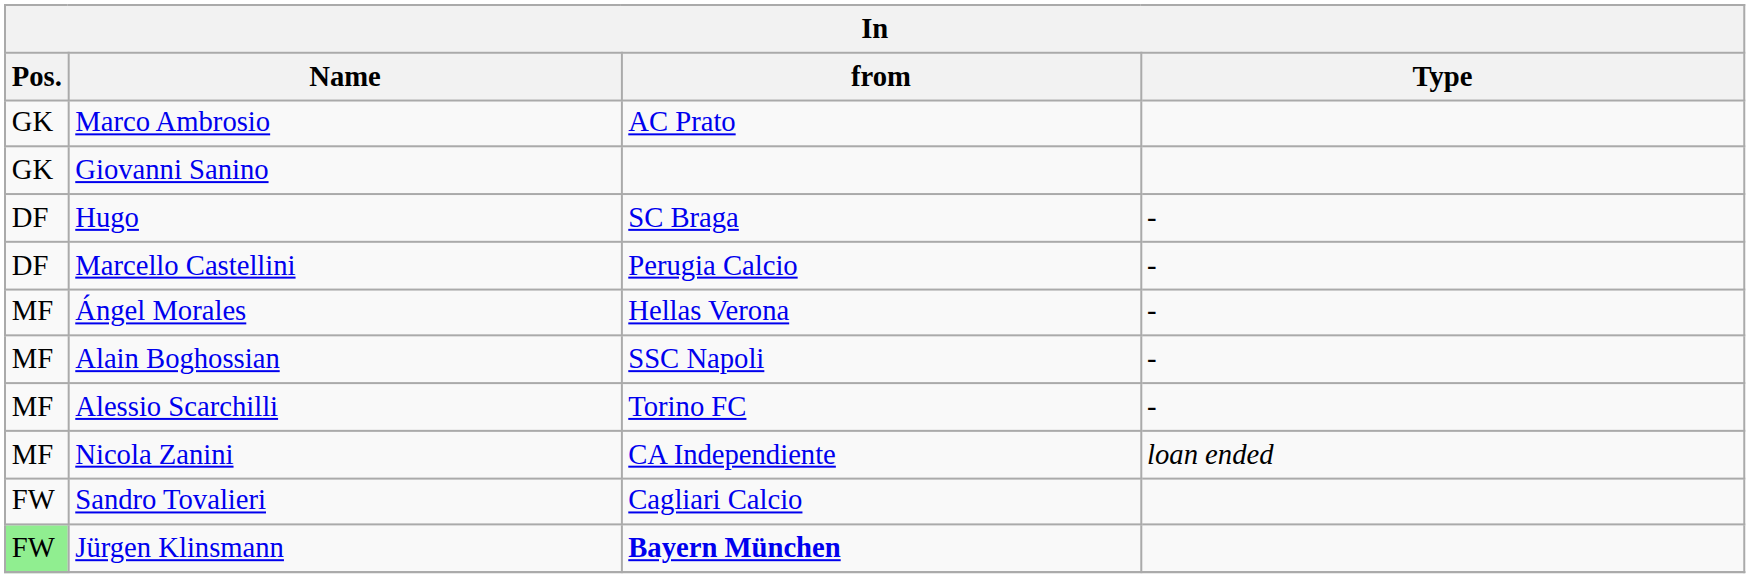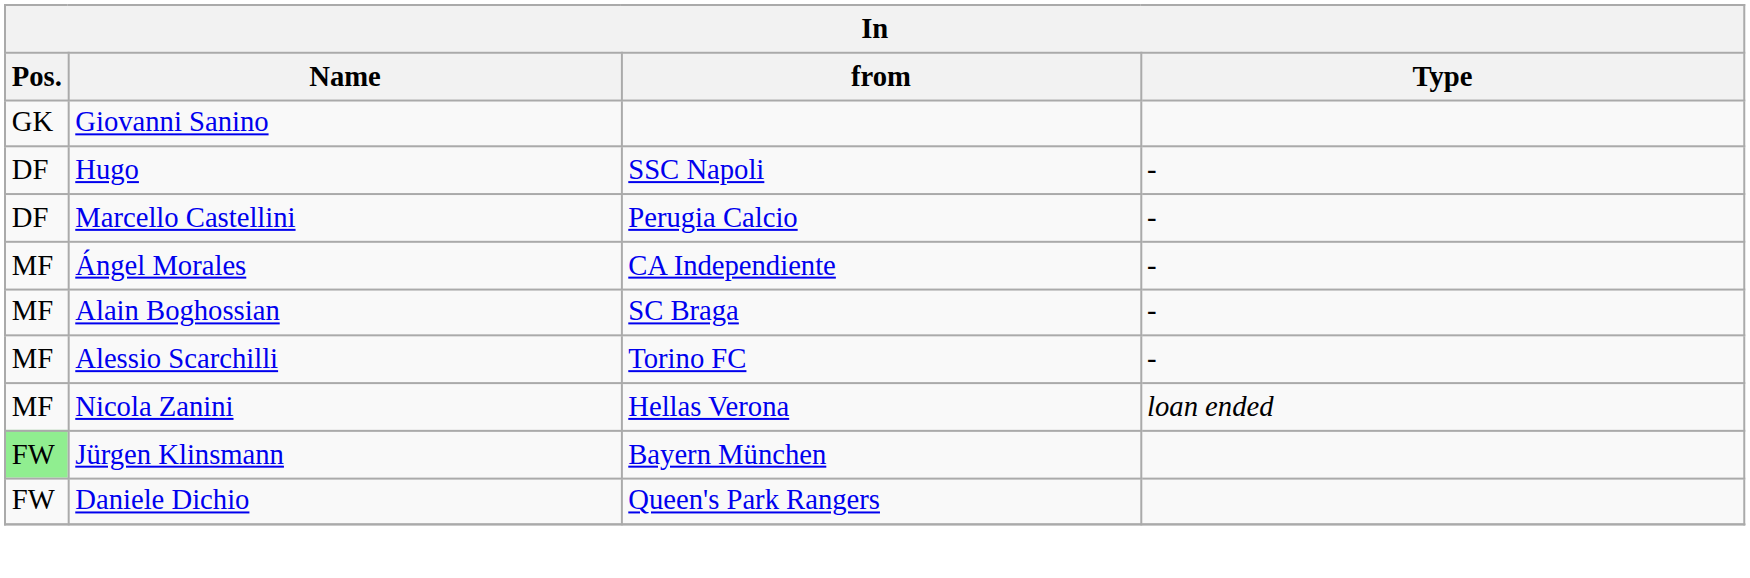- row: (173, 123)
(684, 217) SC Braga -> (696, 170) SSC Napoli
(709, 312) Hellas Verona -> (732, 264) CA Independiente
(696, 359) SSC Napoli -> (684, 312) SC Braga
(732, 453) CA Independiente -> (709, 406) Hellas Verona
- row: (171, 501)
(734, 548) bold -> (727, 453) normal
+ row: (162, 501)
